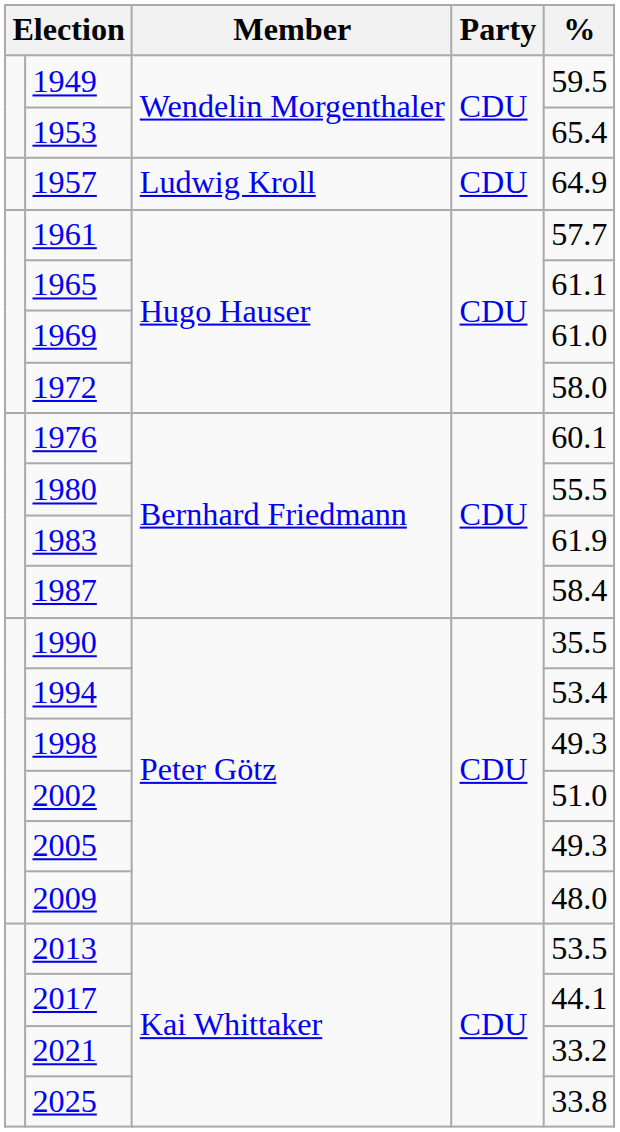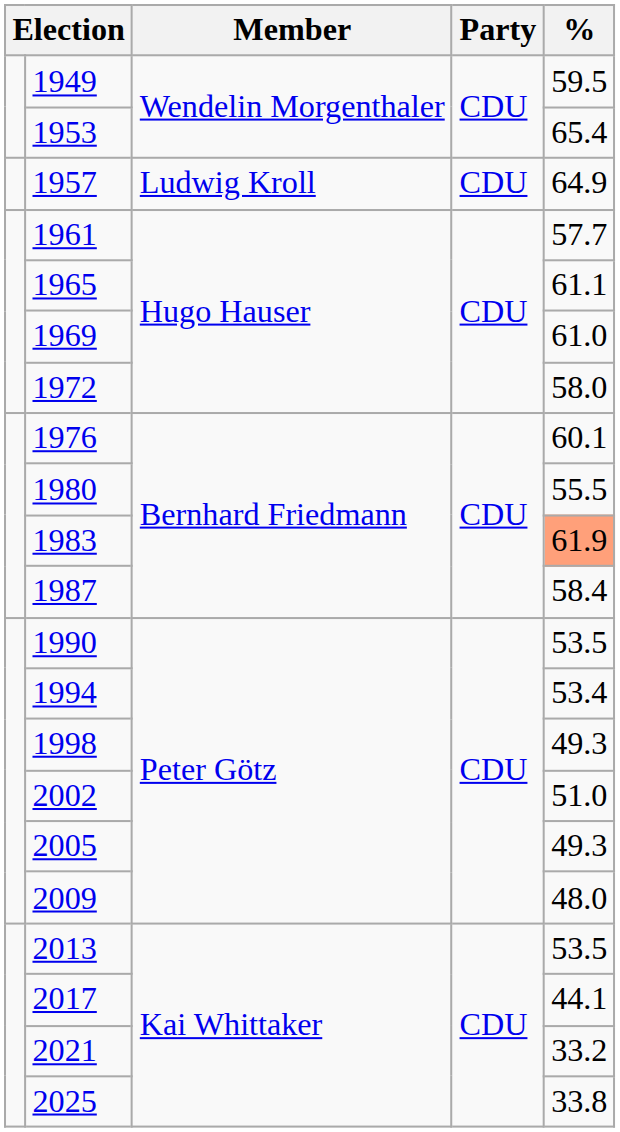(579, 540) no background -> (579, 540) lightsalmon background
(579, 642) 35.5 -> (579, 642) 53.5
